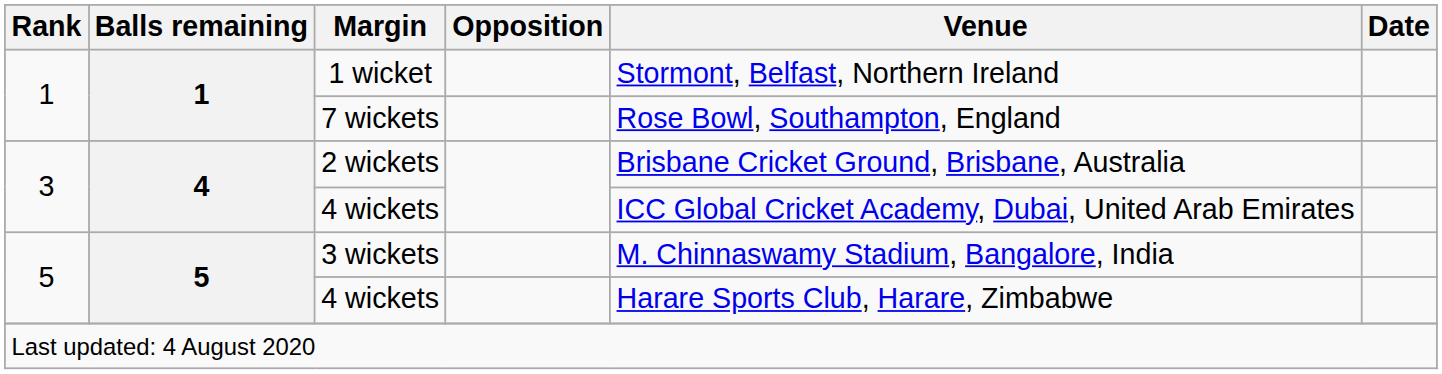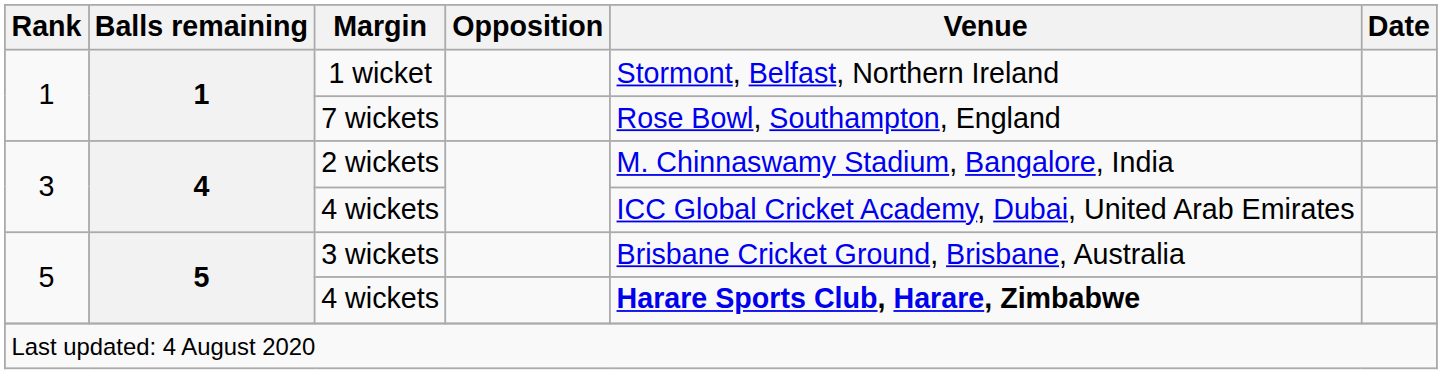(901, 163) Brisbane Cricket Ground, Brisbane, Australia -> (895, 163) M. Chinnaswamy Stadium, Bangalore, India
(895, 254) M. Chinnaswamy Stadium, Bangalore, India -> (901, 254) Brisbane Cricket Ground, Brisbane, Australia
(865, 299) normal -> (878, 299) bold
